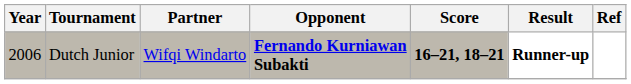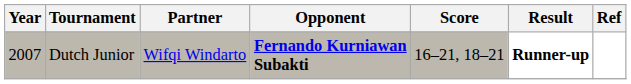(25, 55) 2006 -> (25, 55) 2007
(459, 55) bold -> (459, 55) normal
